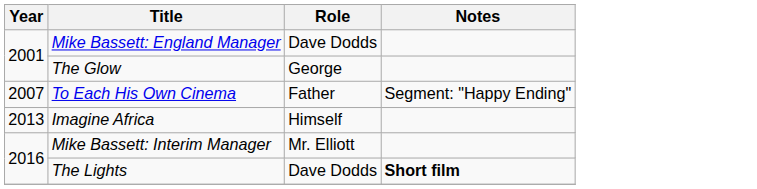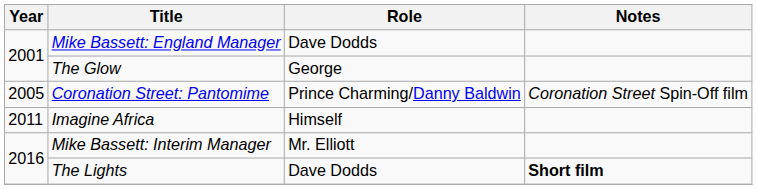+ row: (160, 94)
- row: (144, 94)
(26, 119) 2013 -> (26, 119) 2011
